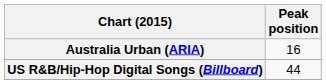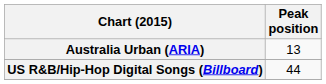(293, 49) 16 -> (293, 49) 13
